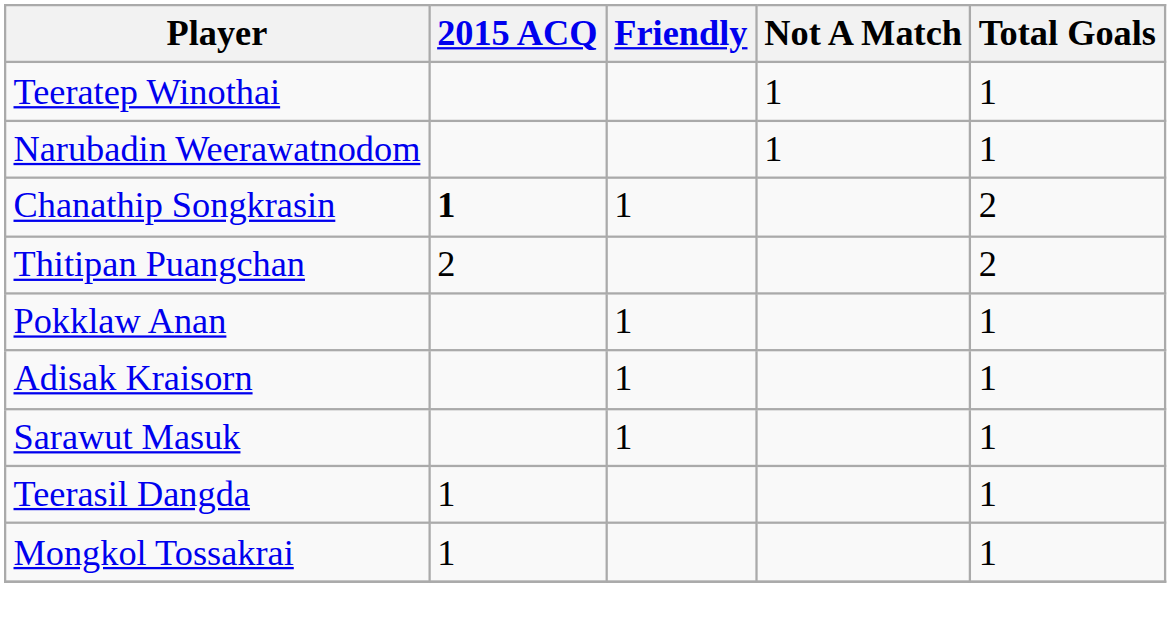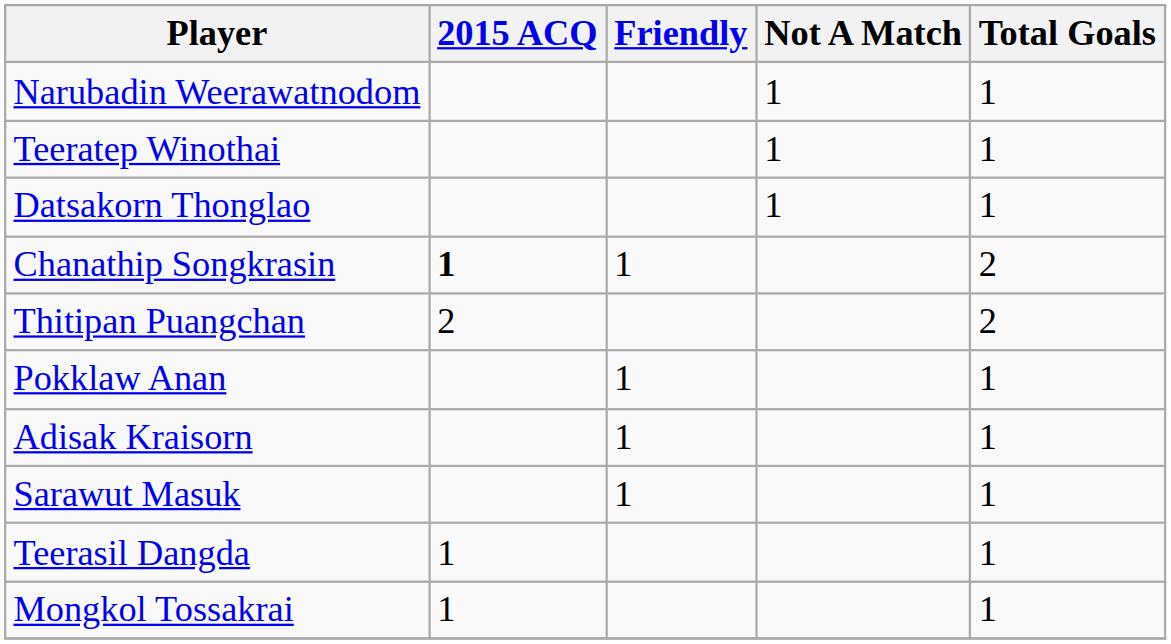rows swapped: (217, 148) <-> (147, 90)
+ row: (162, 206)
